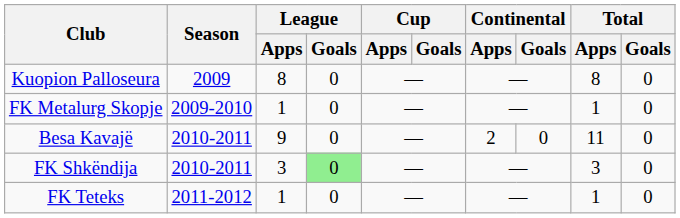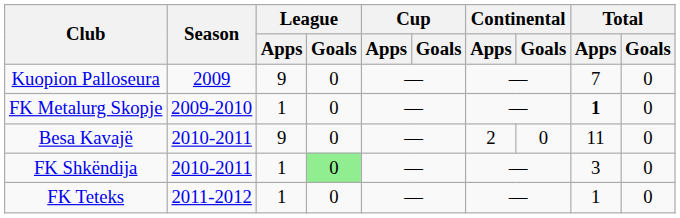(282, 78) 8 -> (282, 78) 9
(596, 78) 8 -> (596, 78) 7
(596, 108) normal -> (596, 108) bold
(282, 167) 3 -> (282, 167) 1
